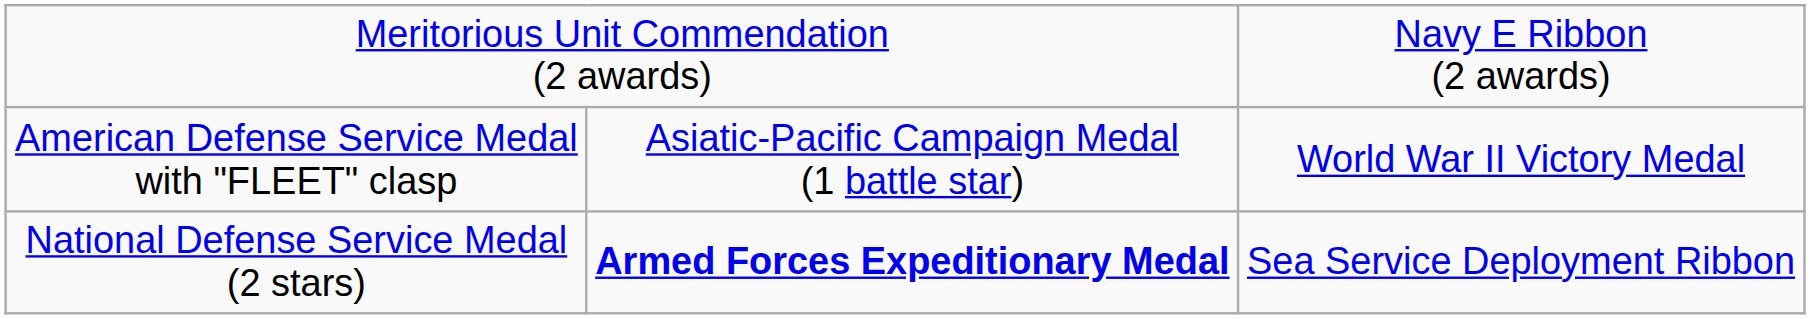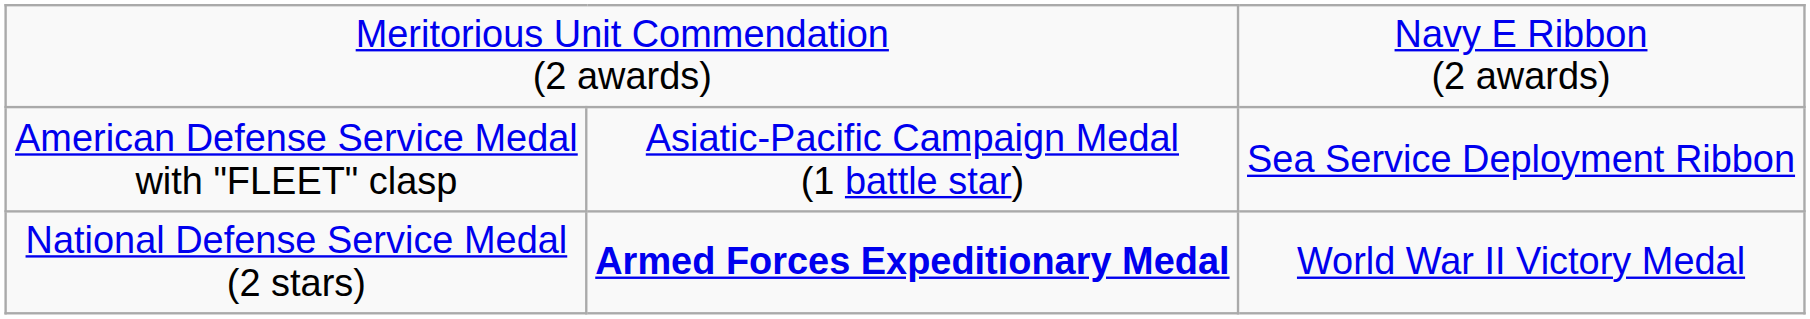(1521, 158) World War II Victory Medal -> (1521, 158) Sea Service Deployment Ribbon
(1521, 261) Sea Service Deployment Ribbon -> (1521, 261) World War II Victory Medal
